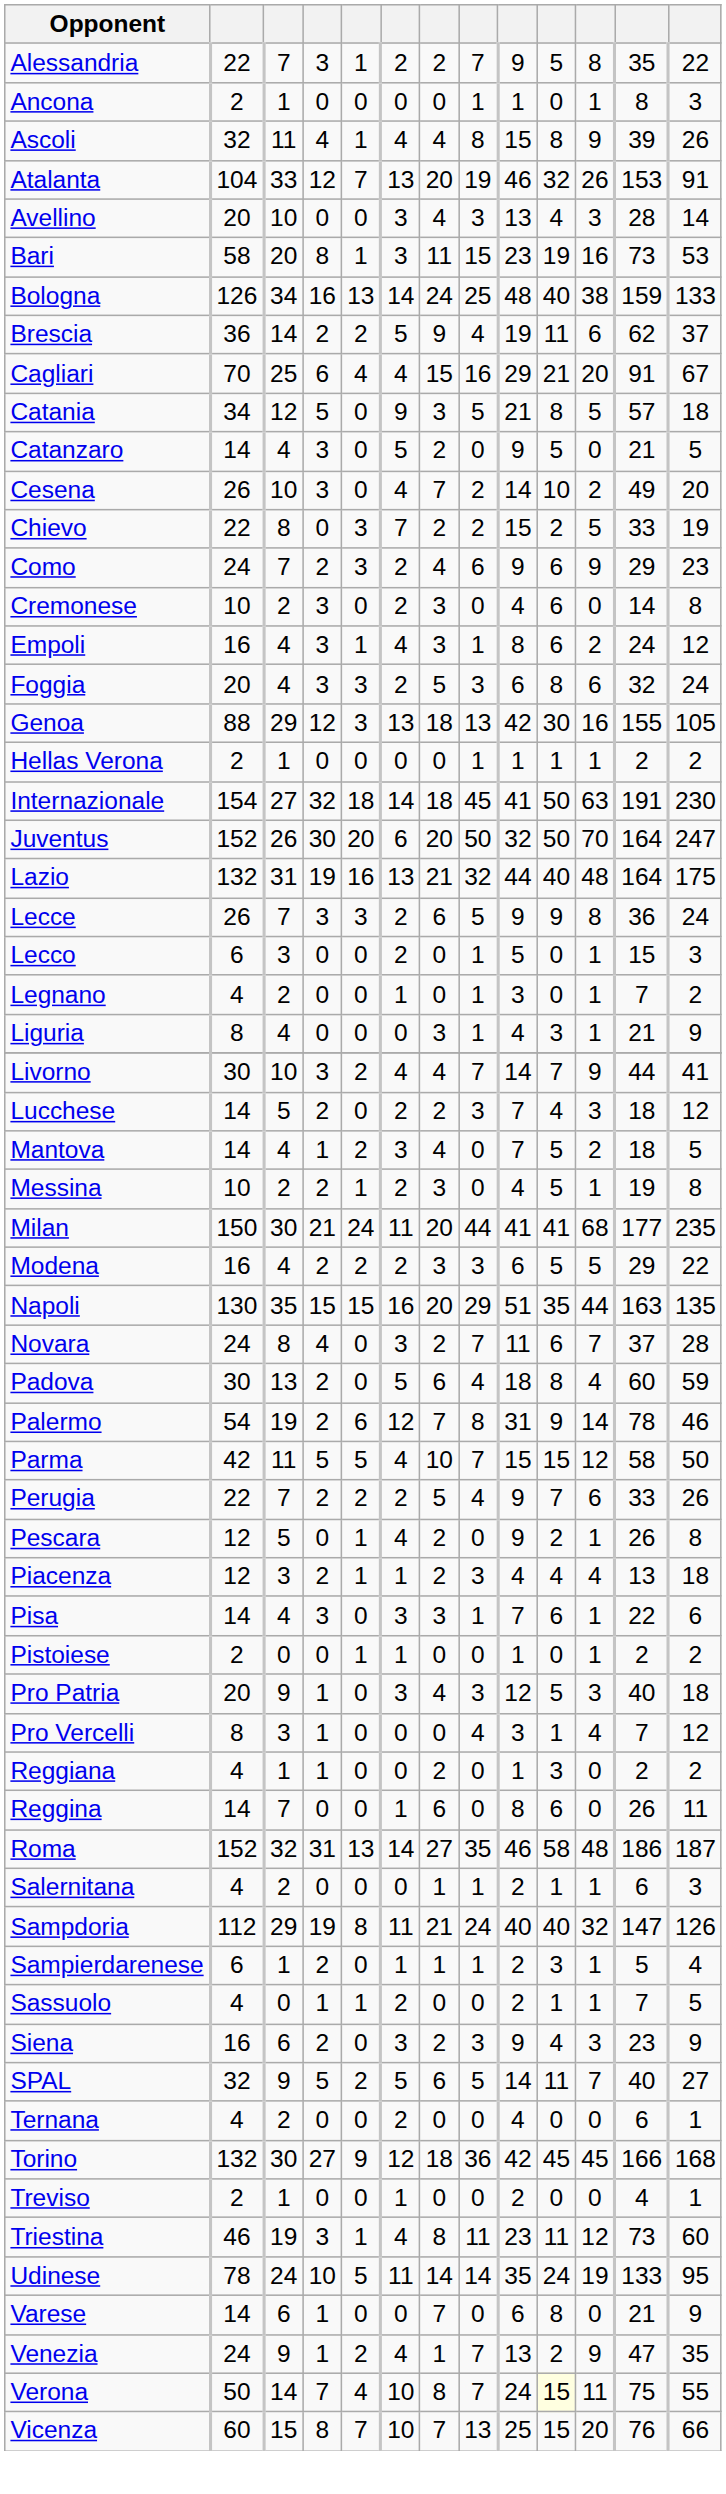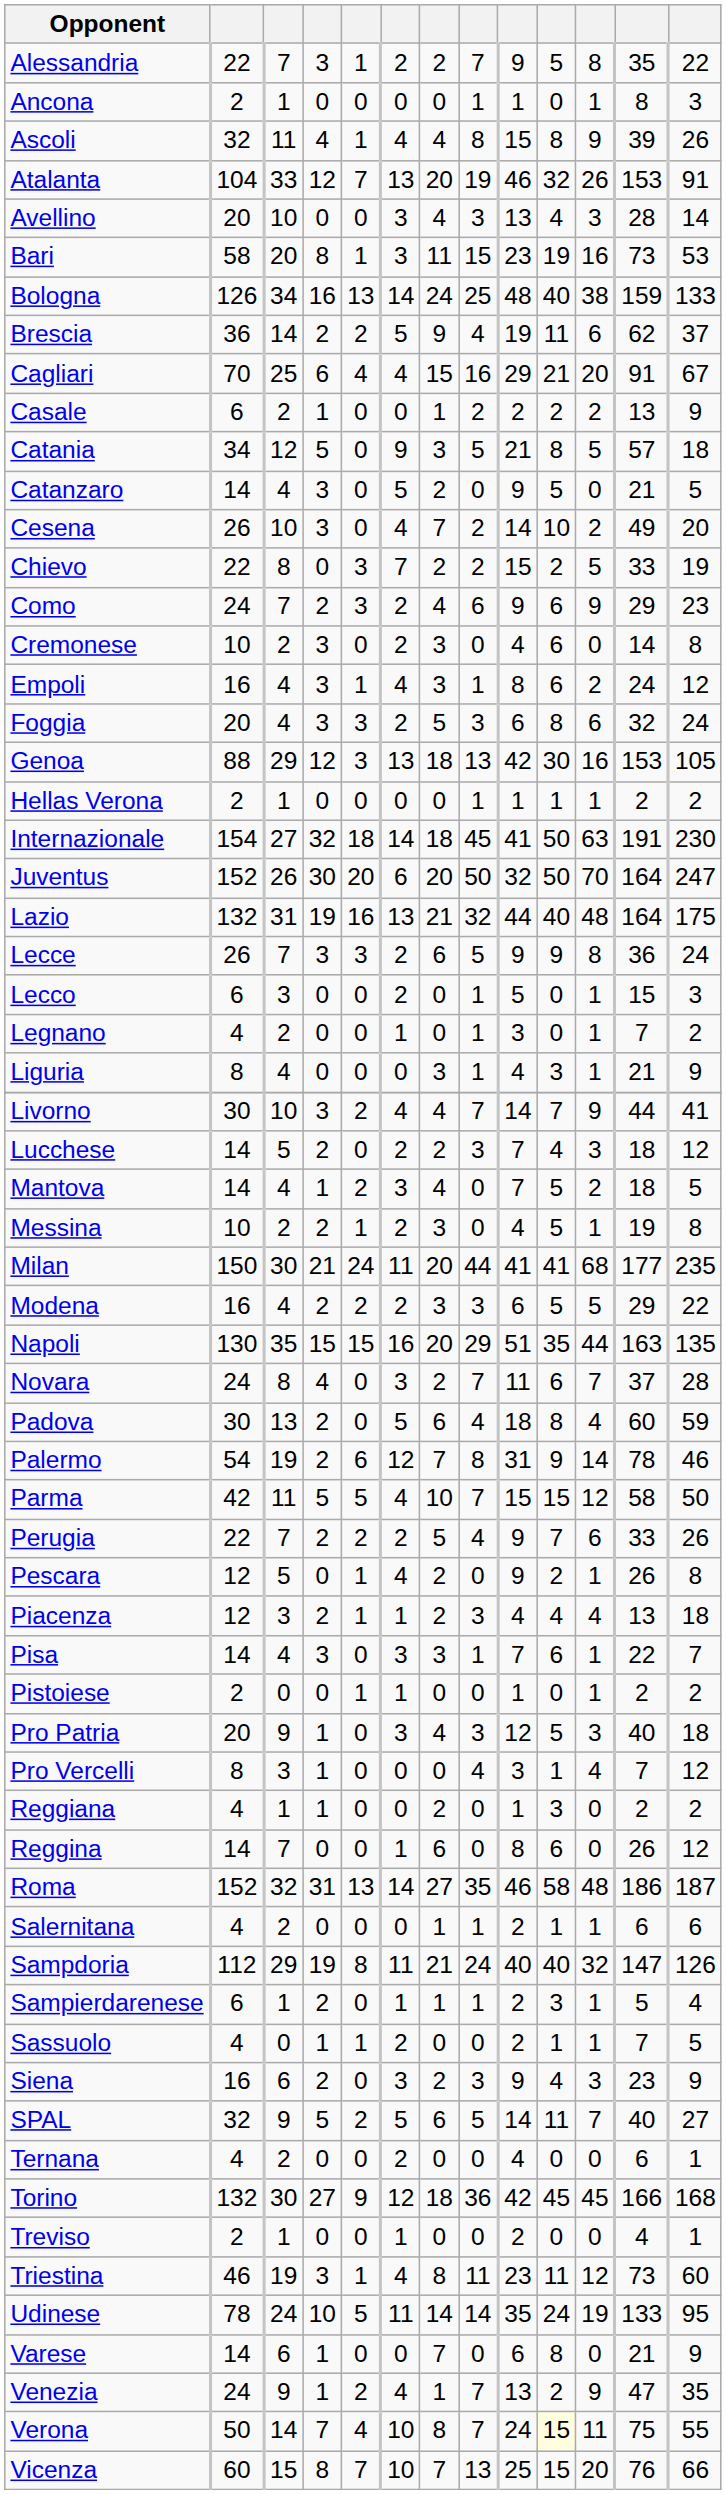+ row: (49, 412)
(642, 722) 155 -> (642, 761) 153
(695, 1615) 6 -> (695, 1654) 7
(695, 1809) 11 -> (695, 1848) 12
(695, 1887) 3 -> (695, 1926) 6
